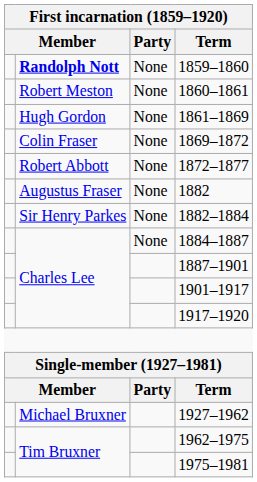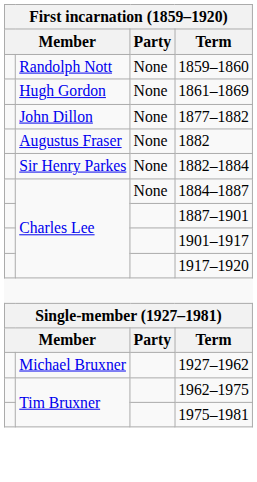(69, 66) bold -> (66, 66) normal
- row: (214, 91)
- row: (214, 141)
- row: (214, 166)
+ row: (214, 116)
